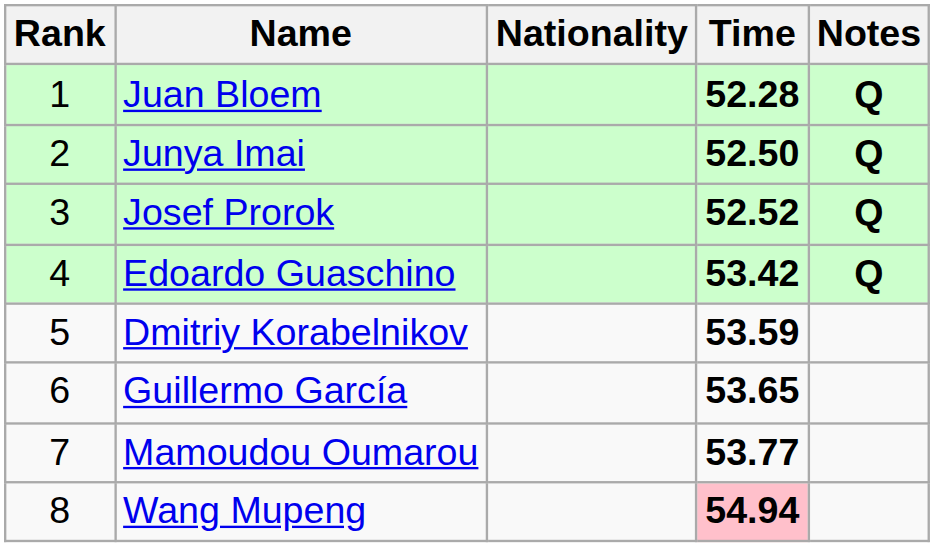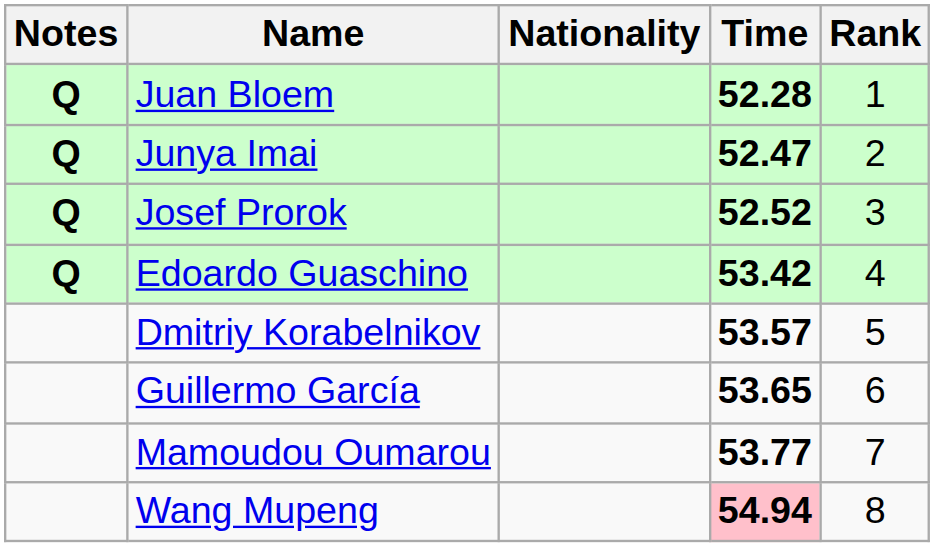columns swapped: (60, 34) <-> (869, 34)
(752, 153) 52.50 -> (765, 153) 52.47
(752, 332) 53.59 -> (765, 332) 53.57
